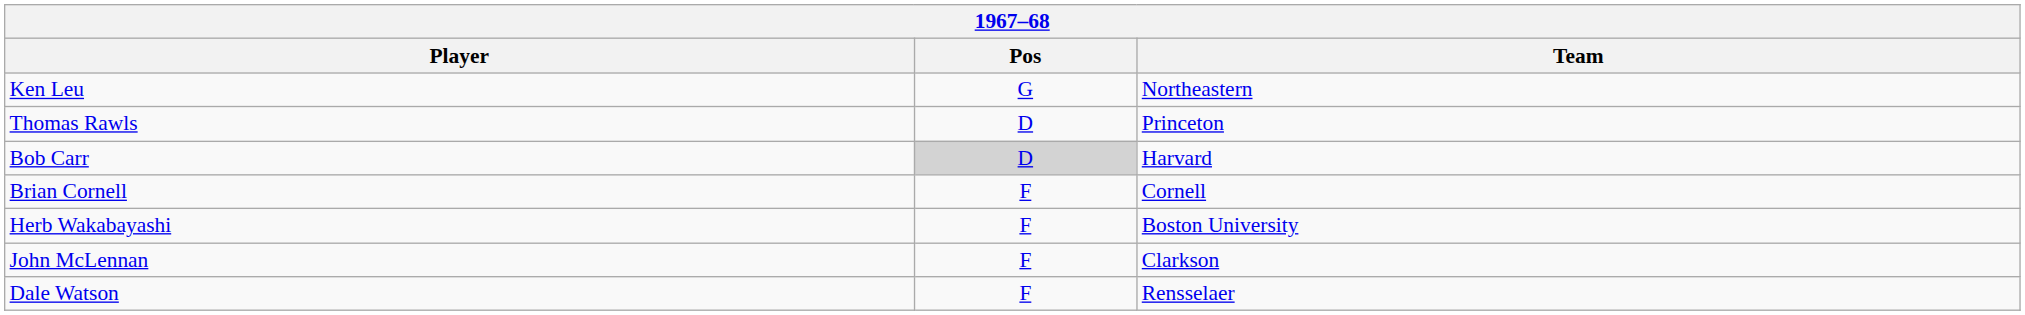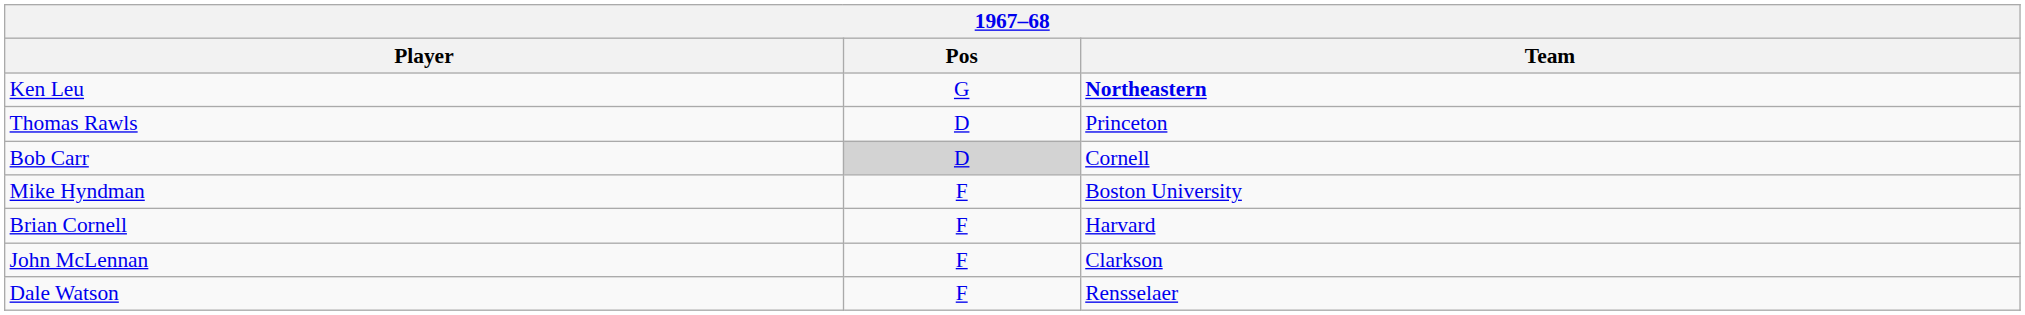(1197, 89) normal -> (1146, 89) bold
(1177, 157) Harvard -> (1117, 157) Cornell
+ row: (77, 191)
(1174, 191) Cornell -> (1120, 225) Harvard
- row: (90, 225)
